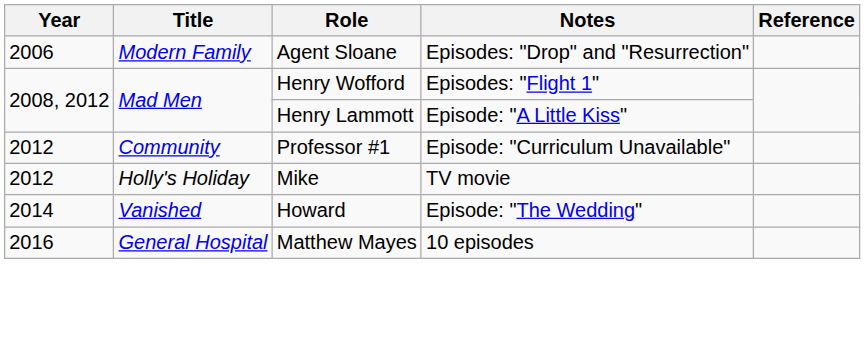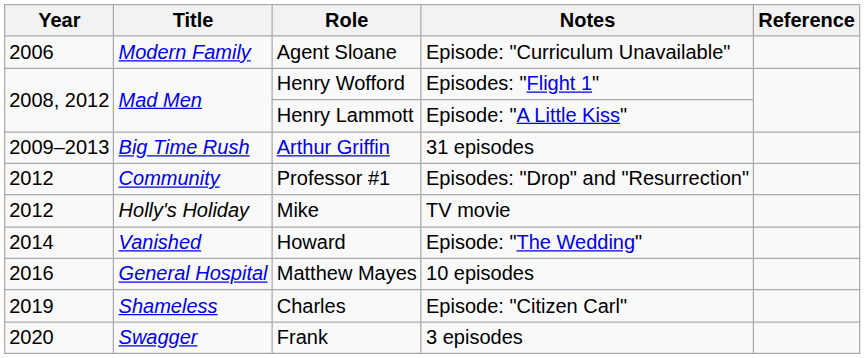(588, 52) Episodes: "Drop" and "Resurrection" -> (578, 52) Episode: "Curriculum Unavailable"
+ row: (333, 147)
(578, 147) Episode: "Curriculum Unavailable" -> (588, 178) Episodes: "Drop" and "Resurrection"
+ row: (311, 305)
+ row: (302, 337)
